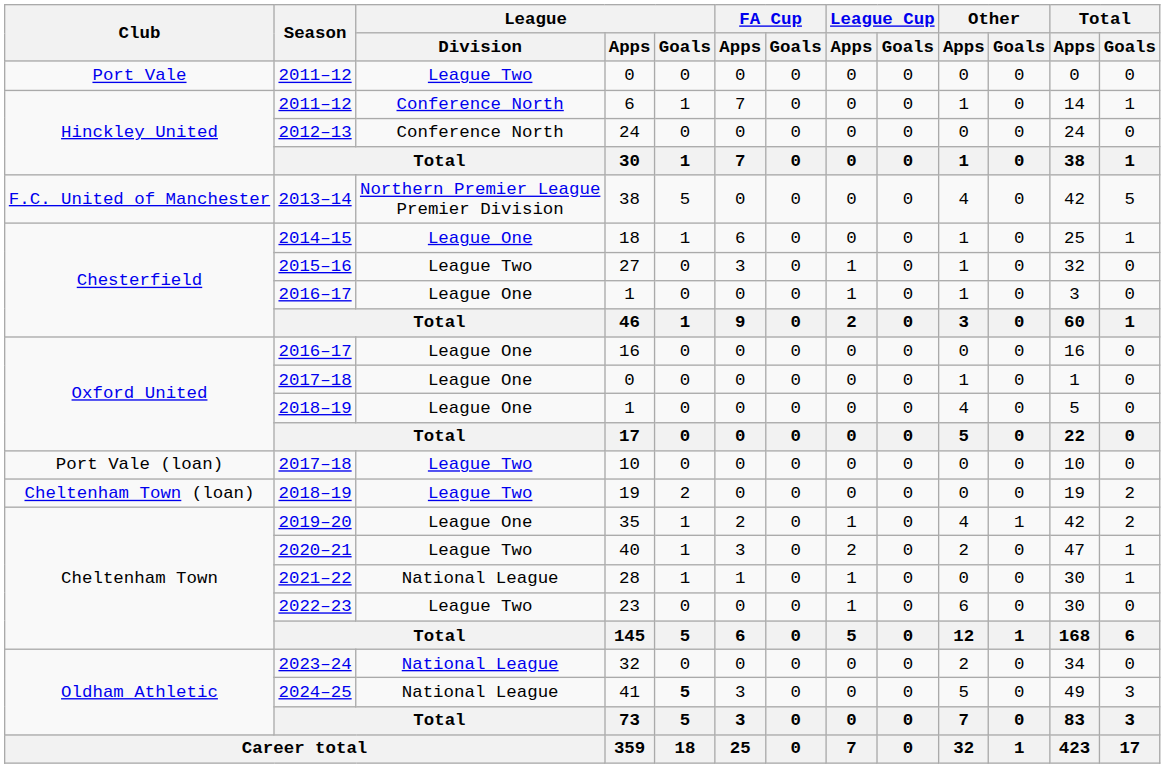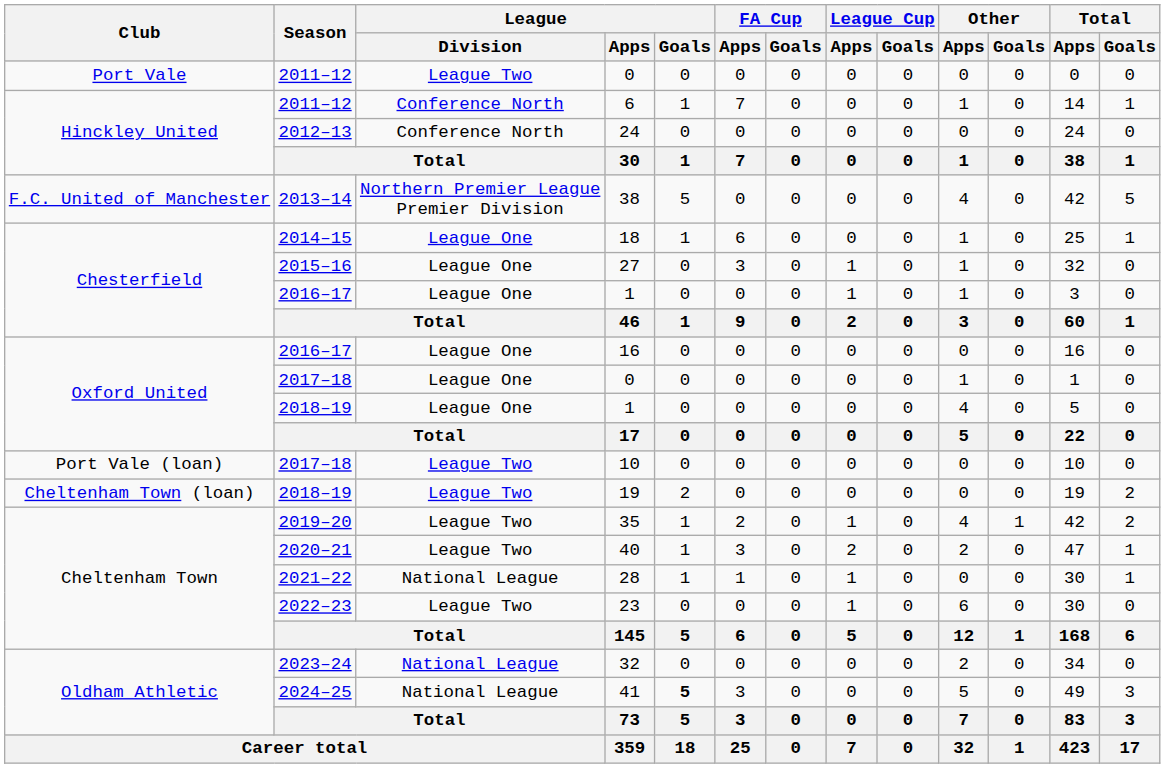(480, 266) League Two -> (480, 266) League One
(480, 522) League One -> (480, 522) League Two
